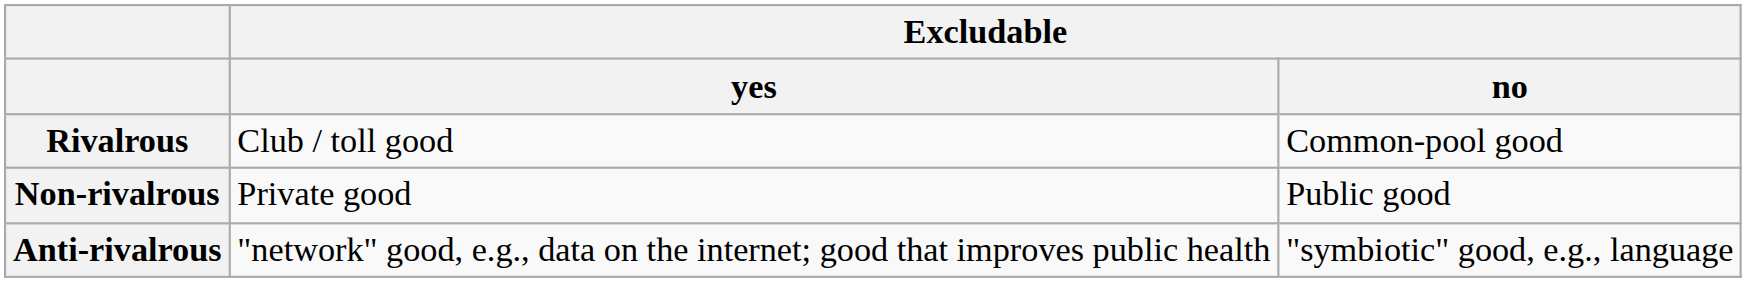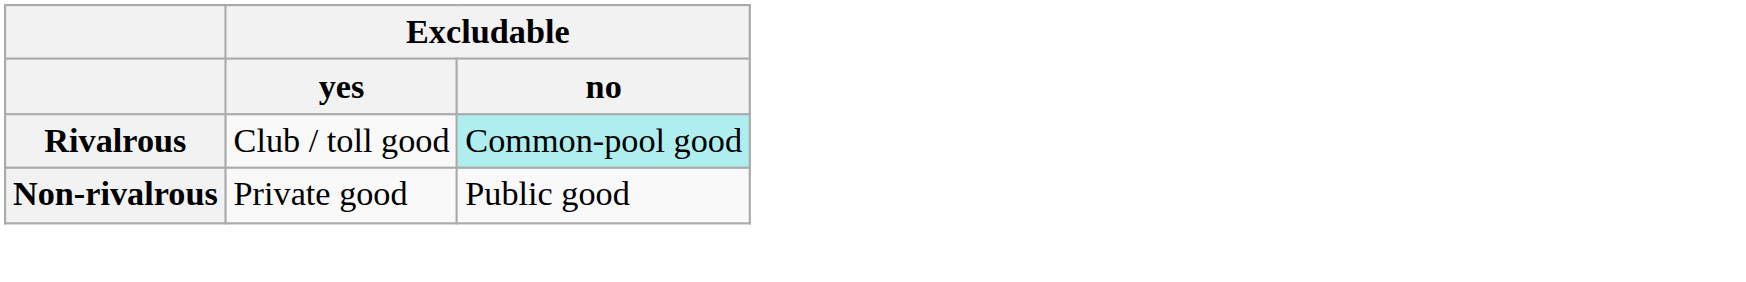(1425, 140) no background -> (604, 140) paleturquoise background
- row: (117, 248)
